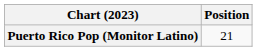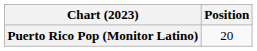(227, 35) 21 -> (227, 35) 20
